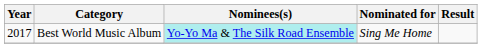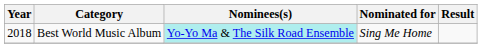(19, 33) 2017 -> (19, 33) 2018
